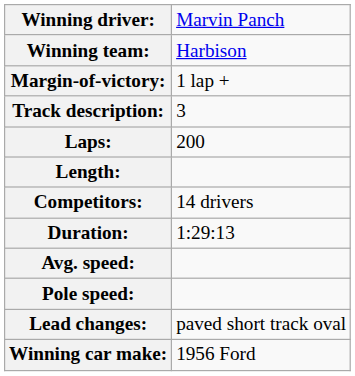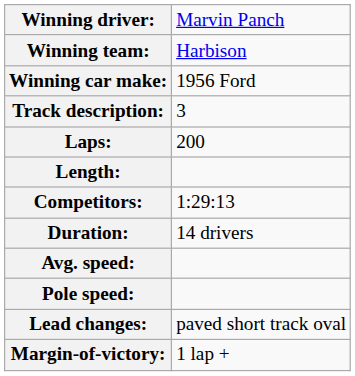rows swapped: (88, 354) <-> (88, 80)
(215, 202) 14 drivers -> (205, 202) 1:29:13
(205, 232) 1:29:13 -> (215, 232) 14 drivers
